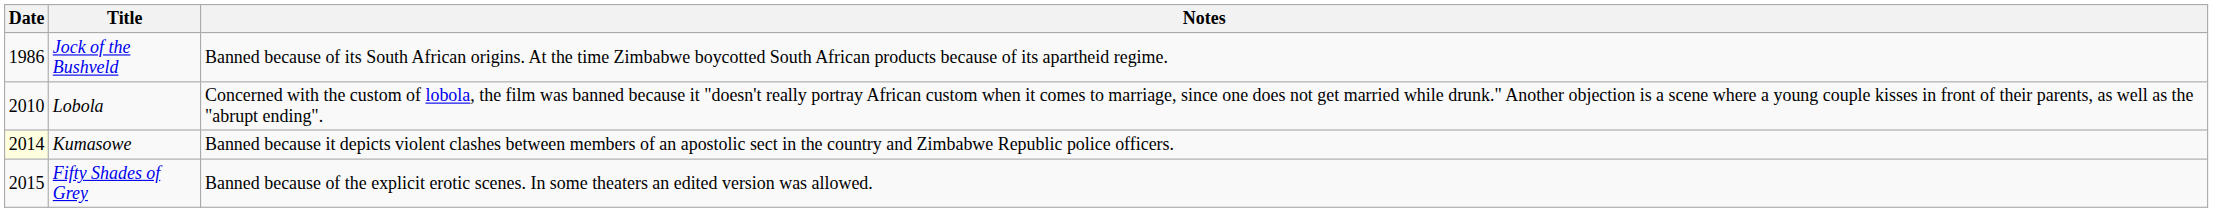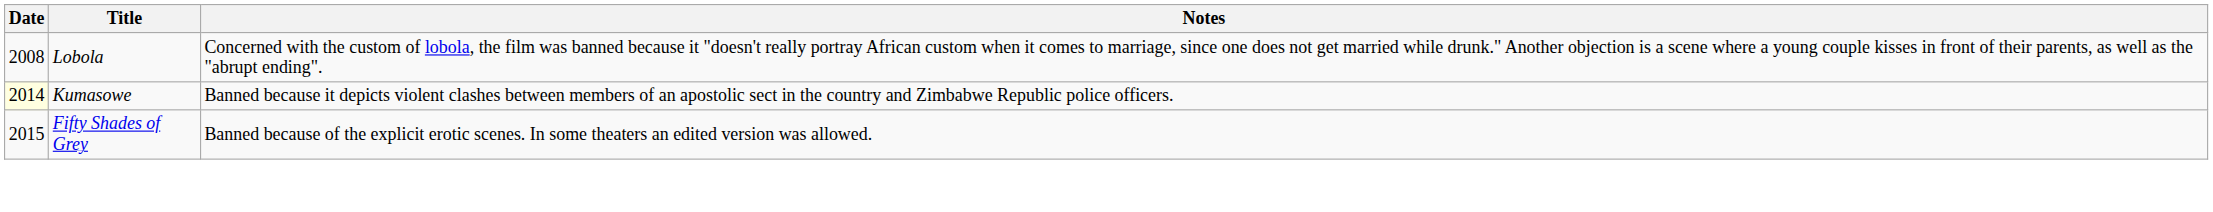- row: (92, 57)
(27, 105) 2010 -> (27, 57) 2008
